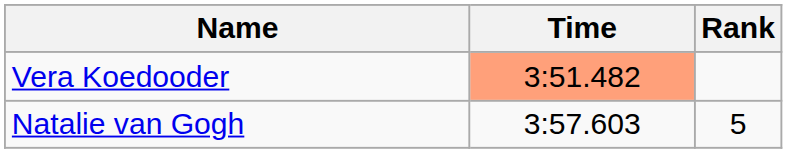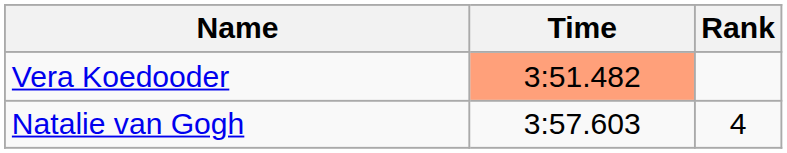(738, 123) 5 -> (738, 123) 4
